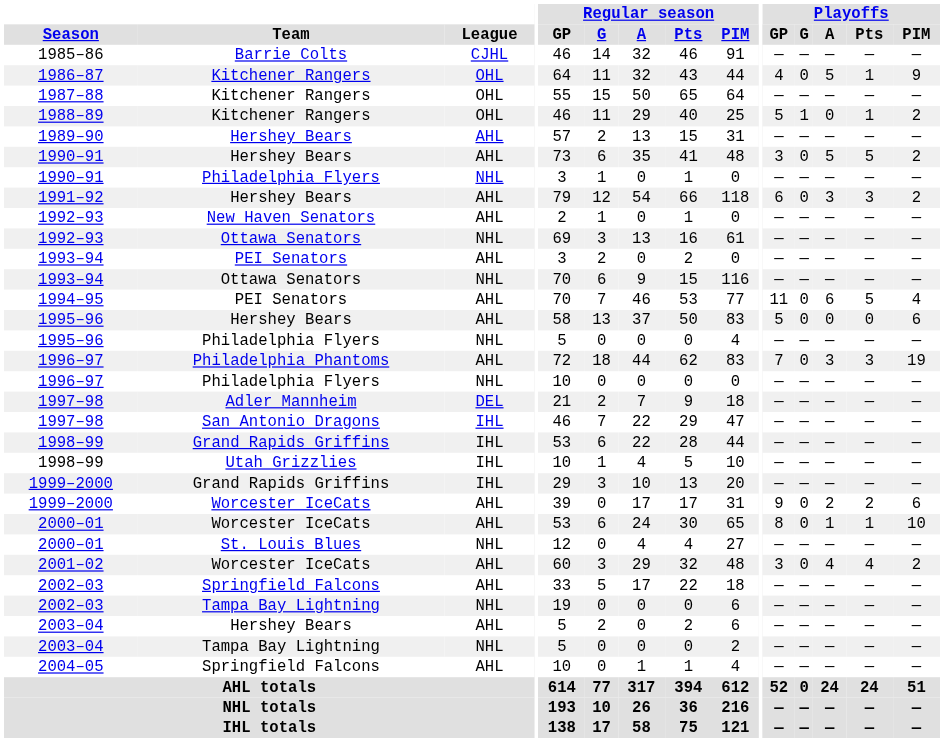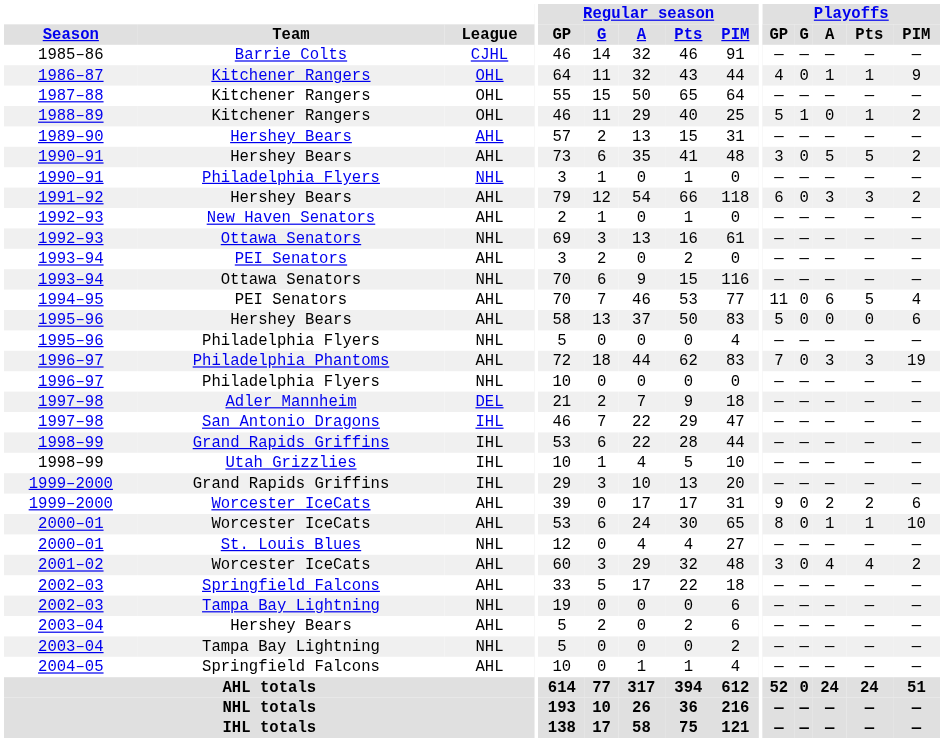(830, 75) 5 -> (830, 75) 1
